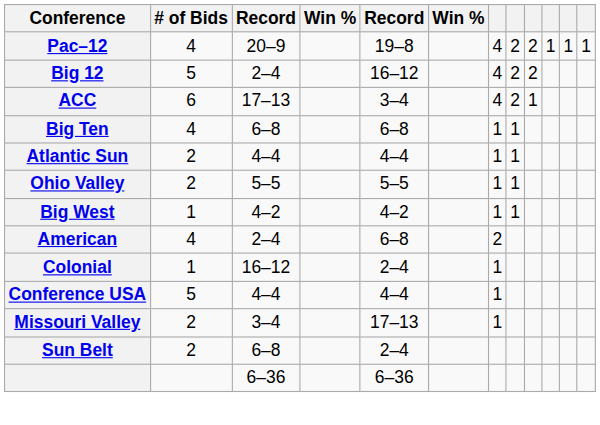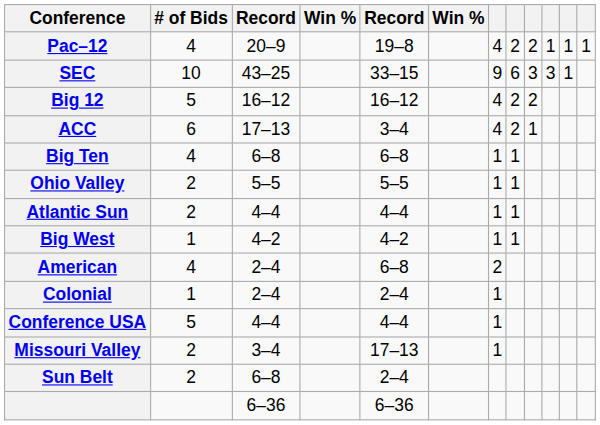+ row: (77, 73)
(266, 73) 2–4 -> (266, 101) 16–12
rows swapped: (77, 156) <-> (77, 184)
(266, 267) 16–12 -> (266, 294) 2–4
